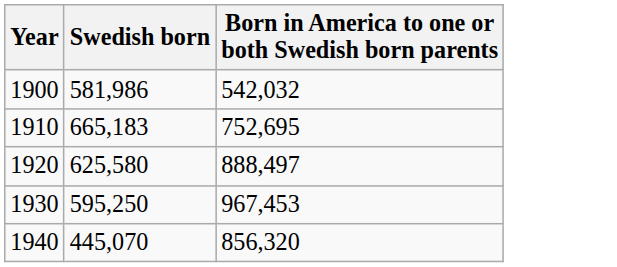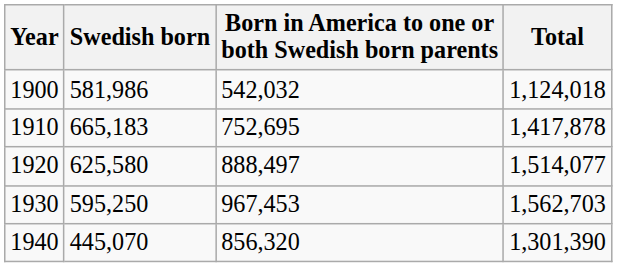+ column: (557, 37)
